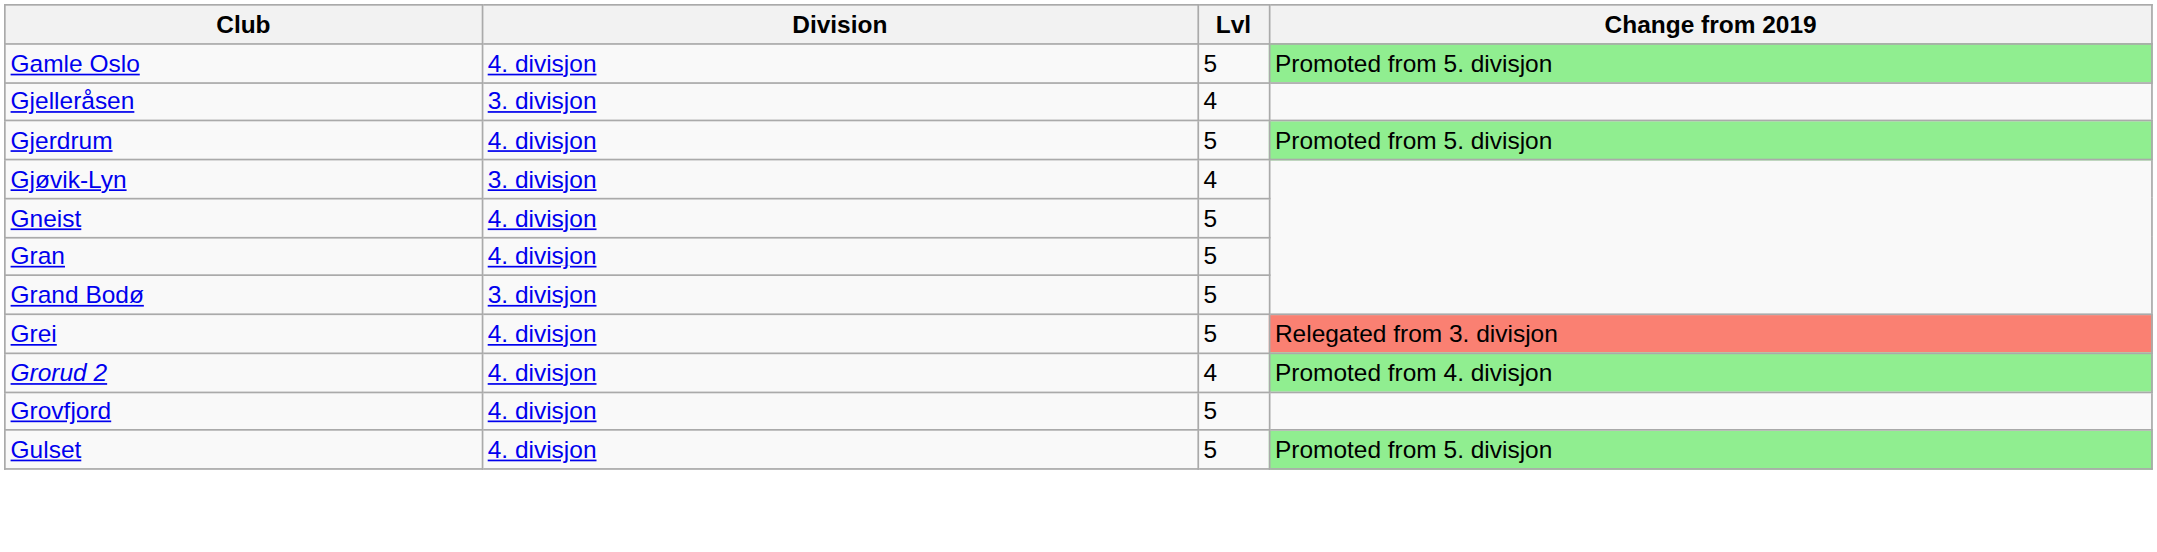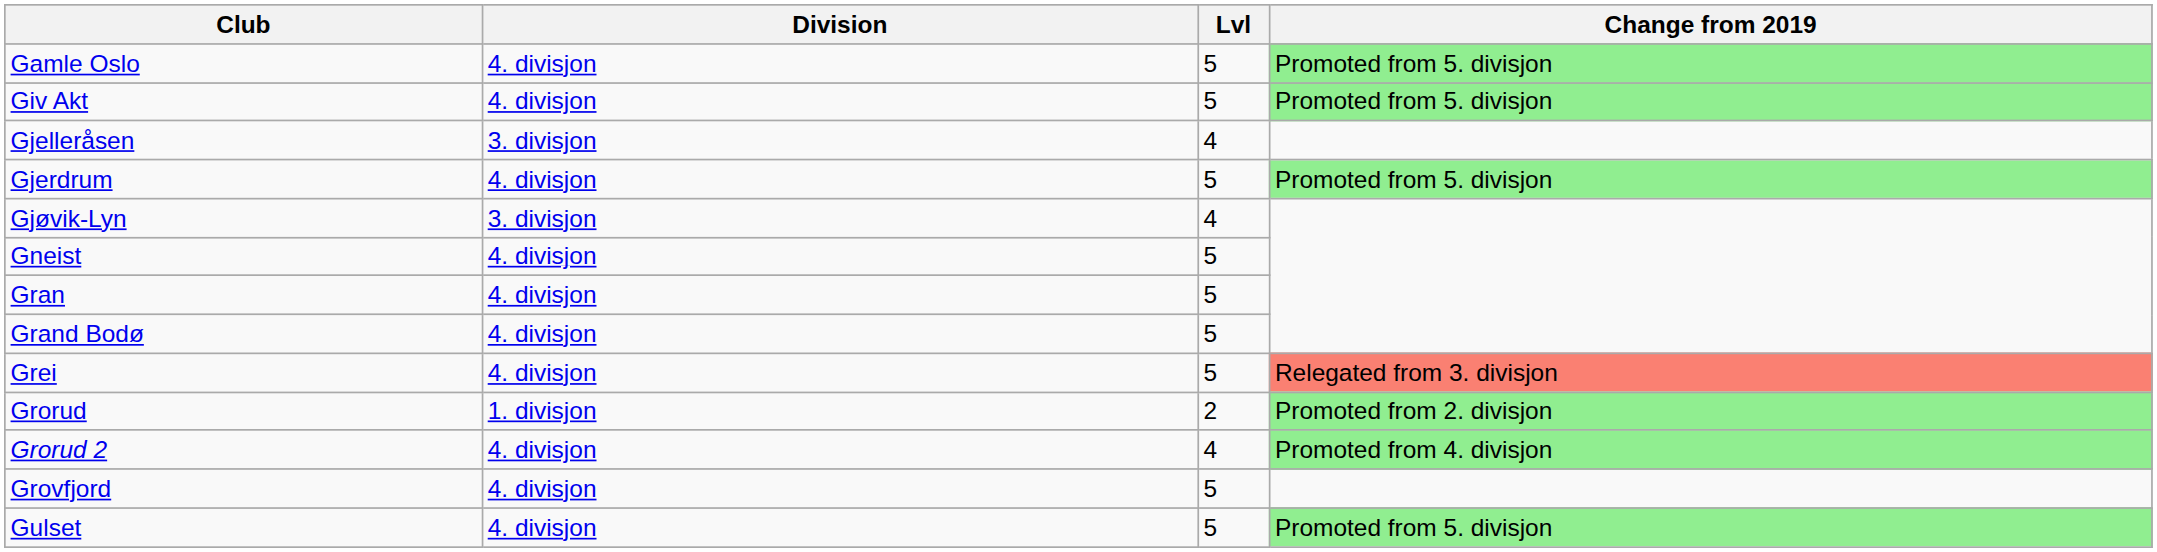+ row: (49, 102)
(542, 295) 3. divisjon -> (542, 334) 4. divisjon
+ row: (49, 411)
